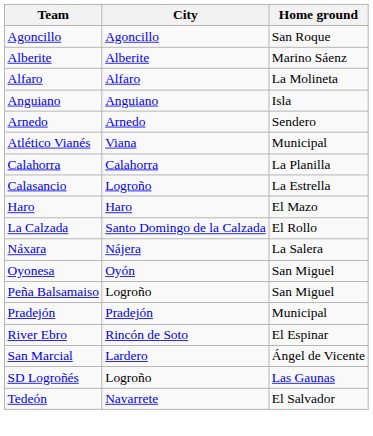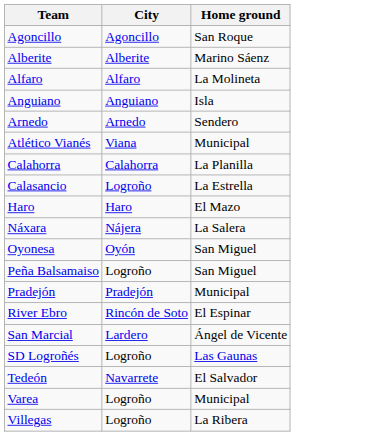- row: (38, 228)
+ row: (23, 398)
+ row: (30, 420)
